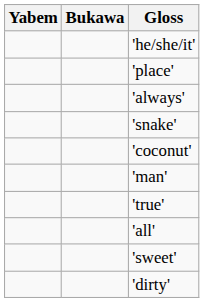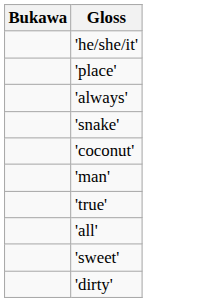- column: (33, 17)
